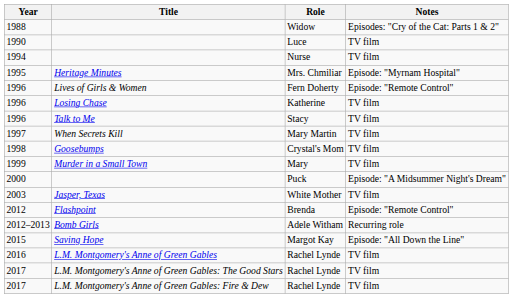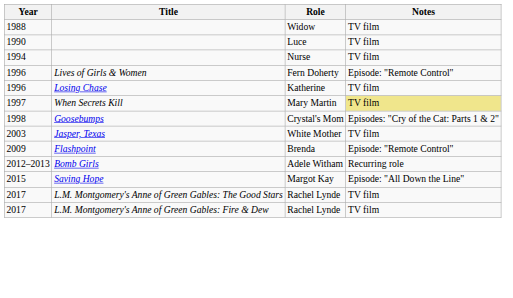(423, 27) Episodes: "Cry of the Cat: Parts 1 & 2" -> (364, 27) TV film
- row: (88, 73)
- row: (74, 118)
(364, 133) no background -> (364, 103) khaki background
(364, 149) TV film -> (423, 118) Episodes: "Cry of the Cat: Parts 1 & 2"
- row: (101, 164)
- row: (168, 179)
(16, 210) 2012 -> (16, 149) 2009
- row: (136, 255)
